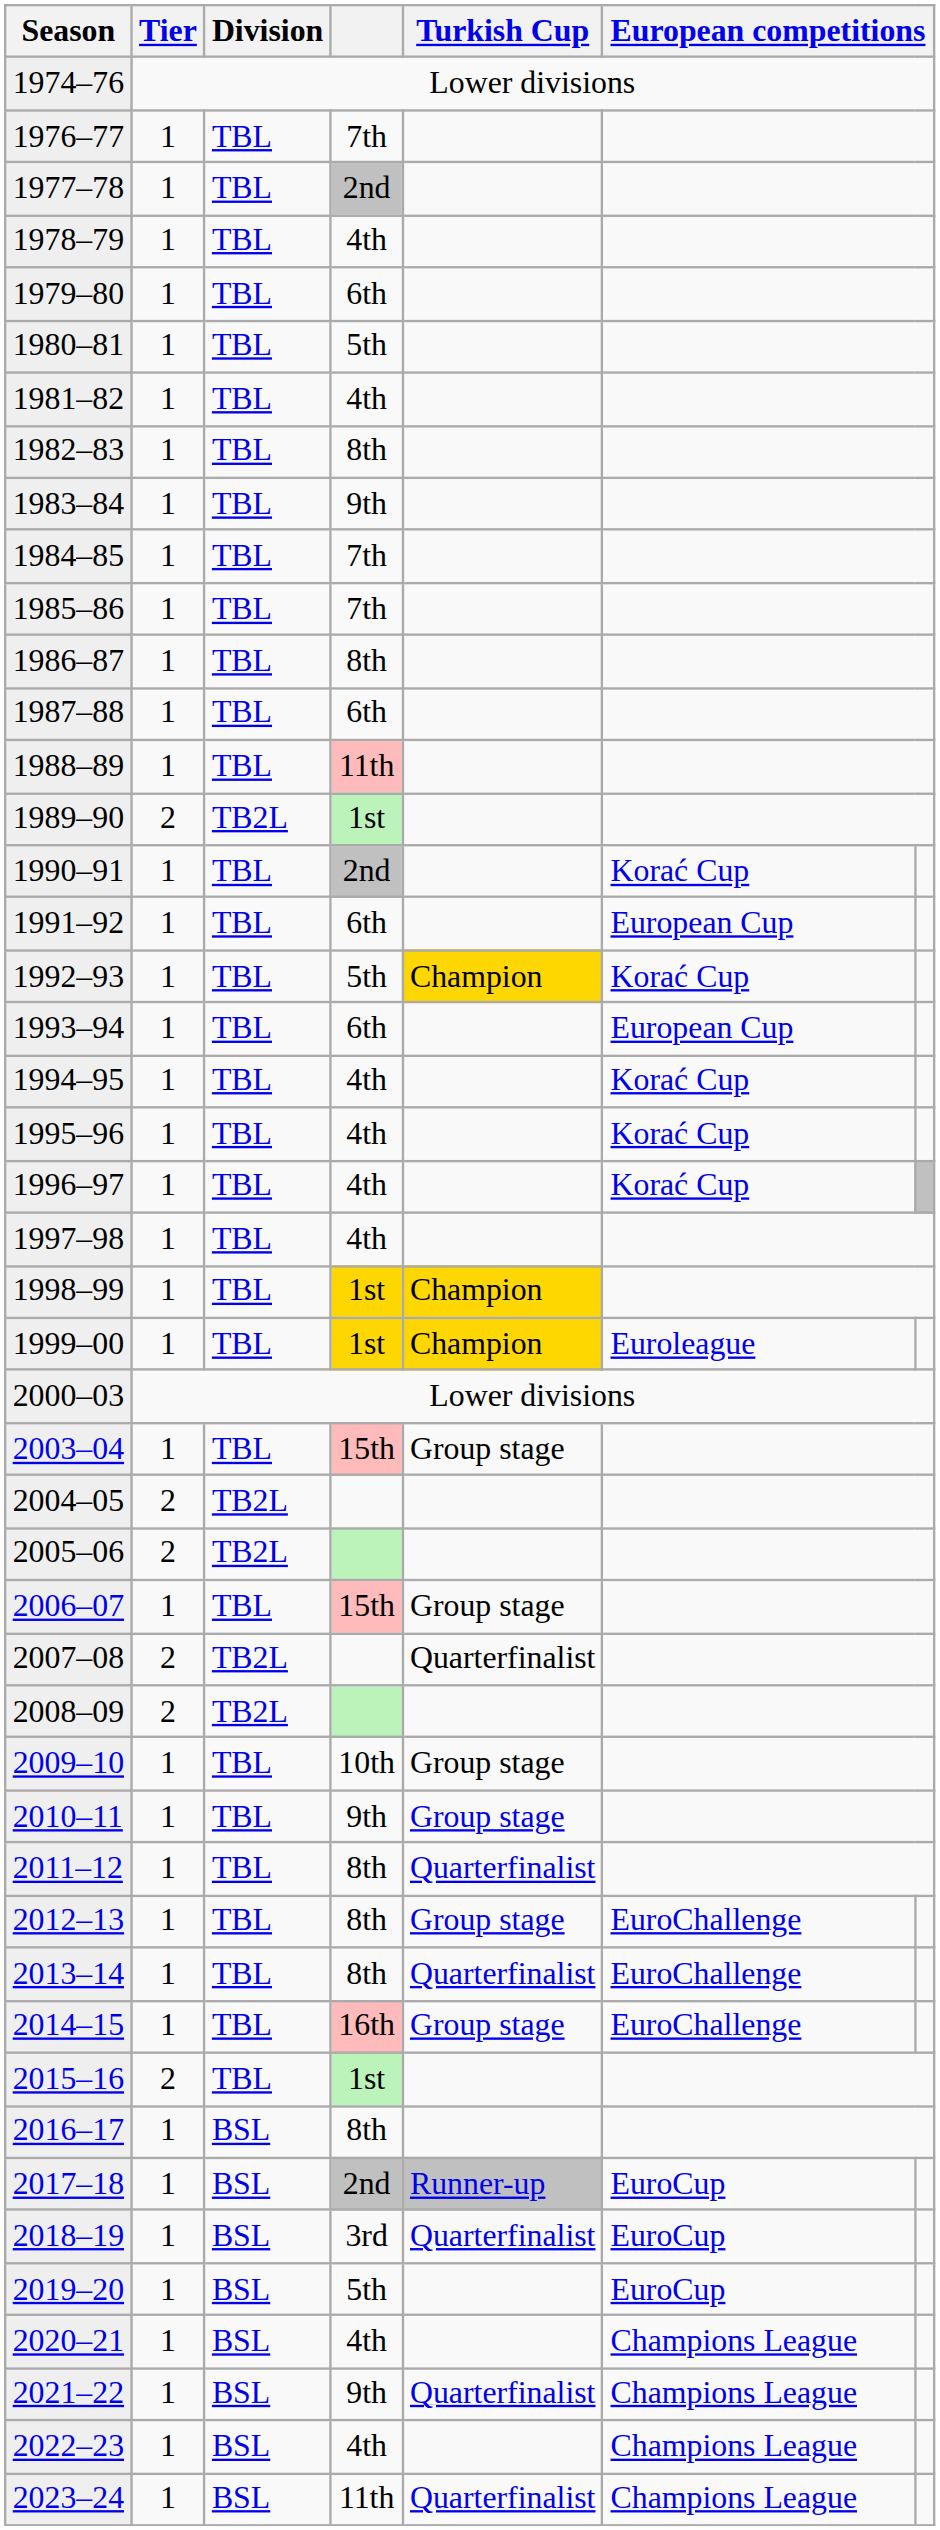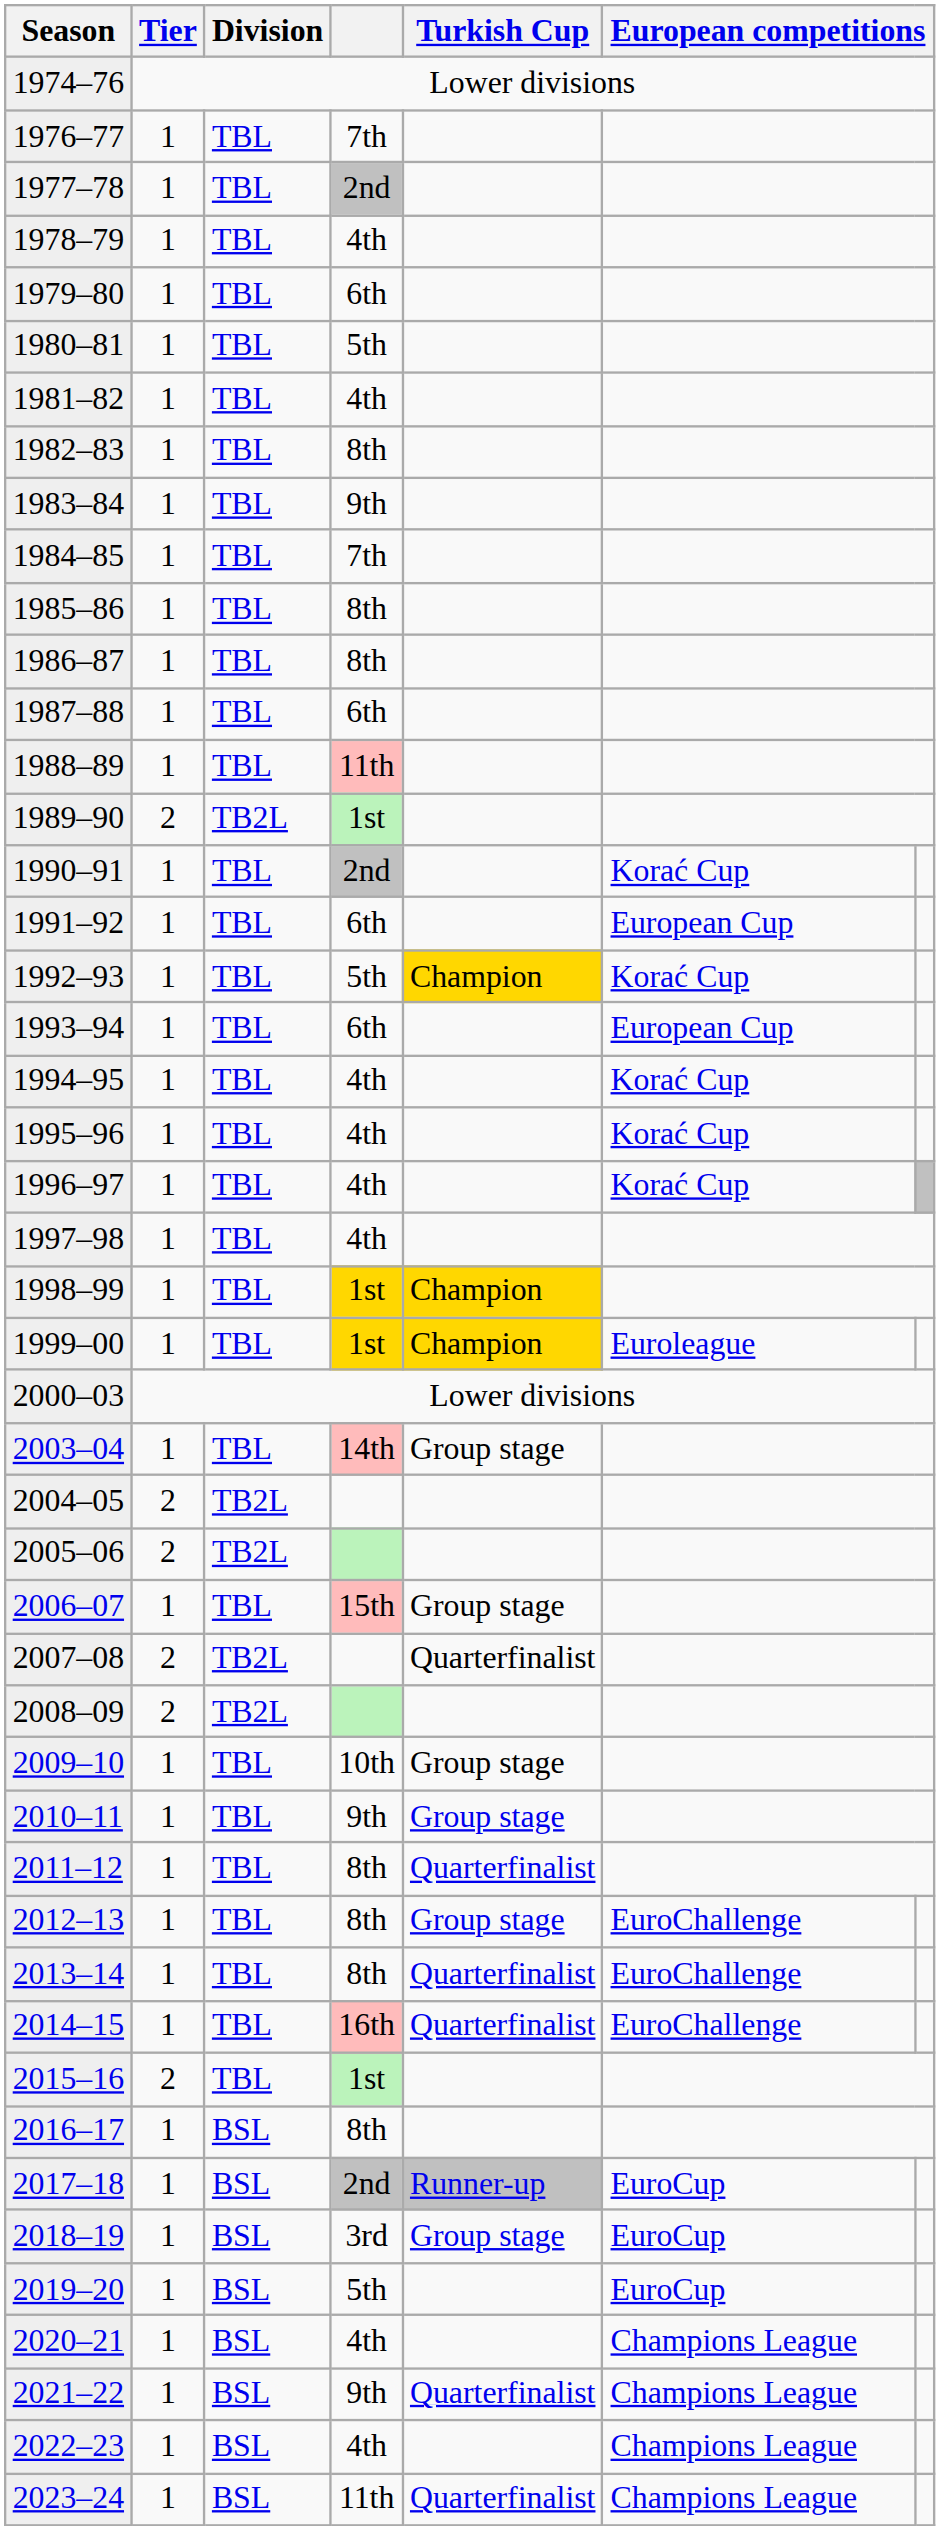(367, 607) 7th -> (367, 607) 8th
(367, 1447) 15th -> (367, 1447) 14th
(487, 2025) Group stage -> (503, 2025) Quarterfinalist
(503, 2235) Quarterfinalist -> (487, 2235) Group stage
